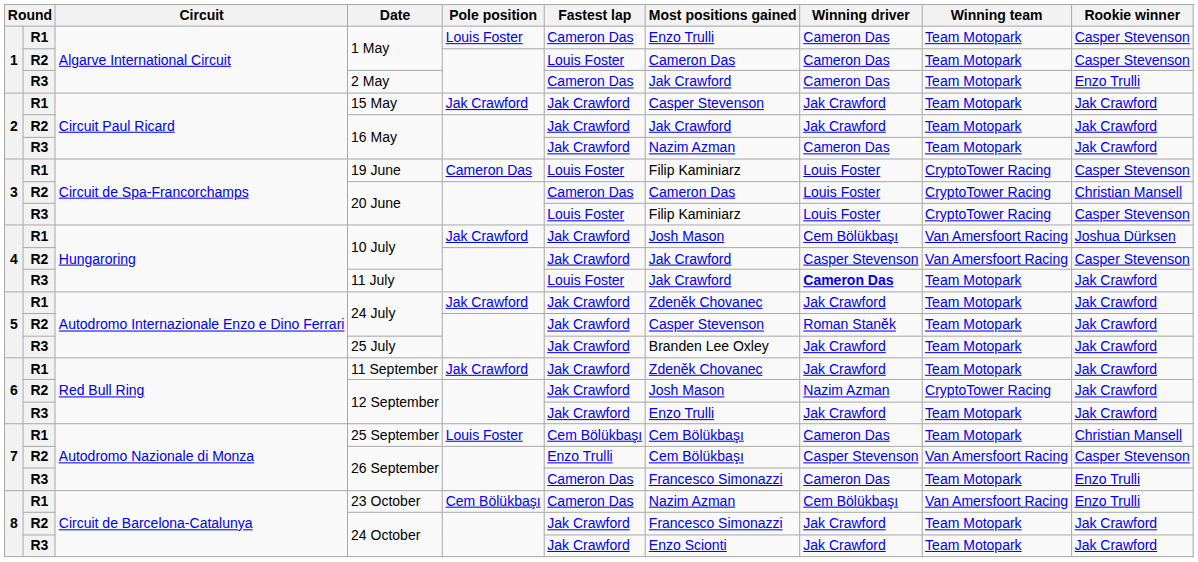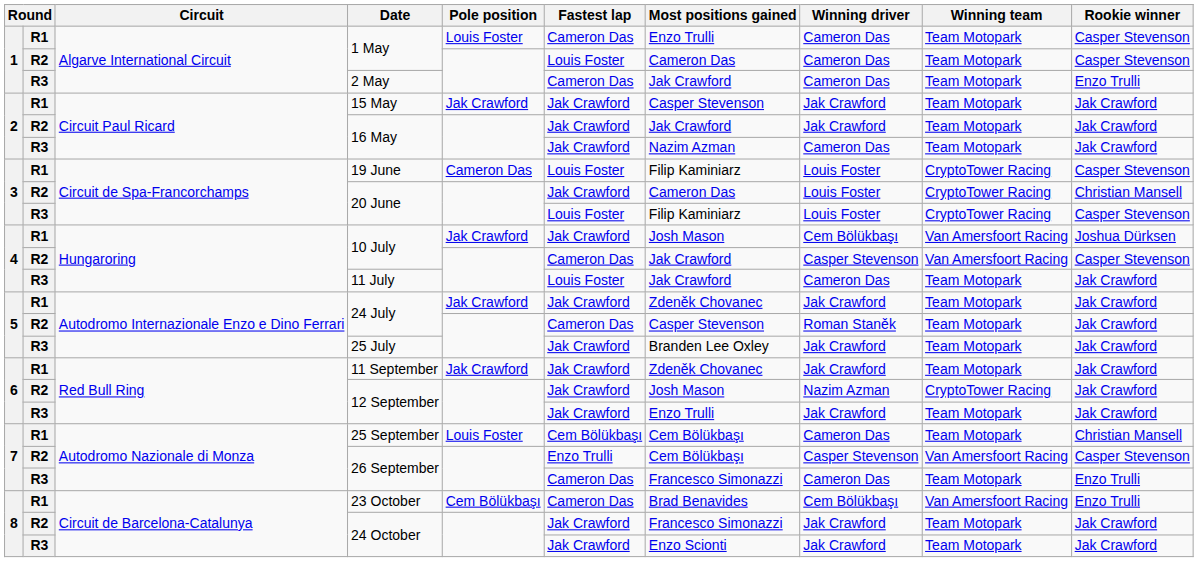(590, 192) Cameron Das -> (588, 192) Jak Crawford
(588, 258) Jak Crawford -> (590, 258) Cameron Das
(848, 280) bold -> (846, 280) normal
(588, 324) Jak Crawford -> (590, 324) Cameron Das
(692, 501) Nazim Azman -> (698, 501) Brad Benavides
